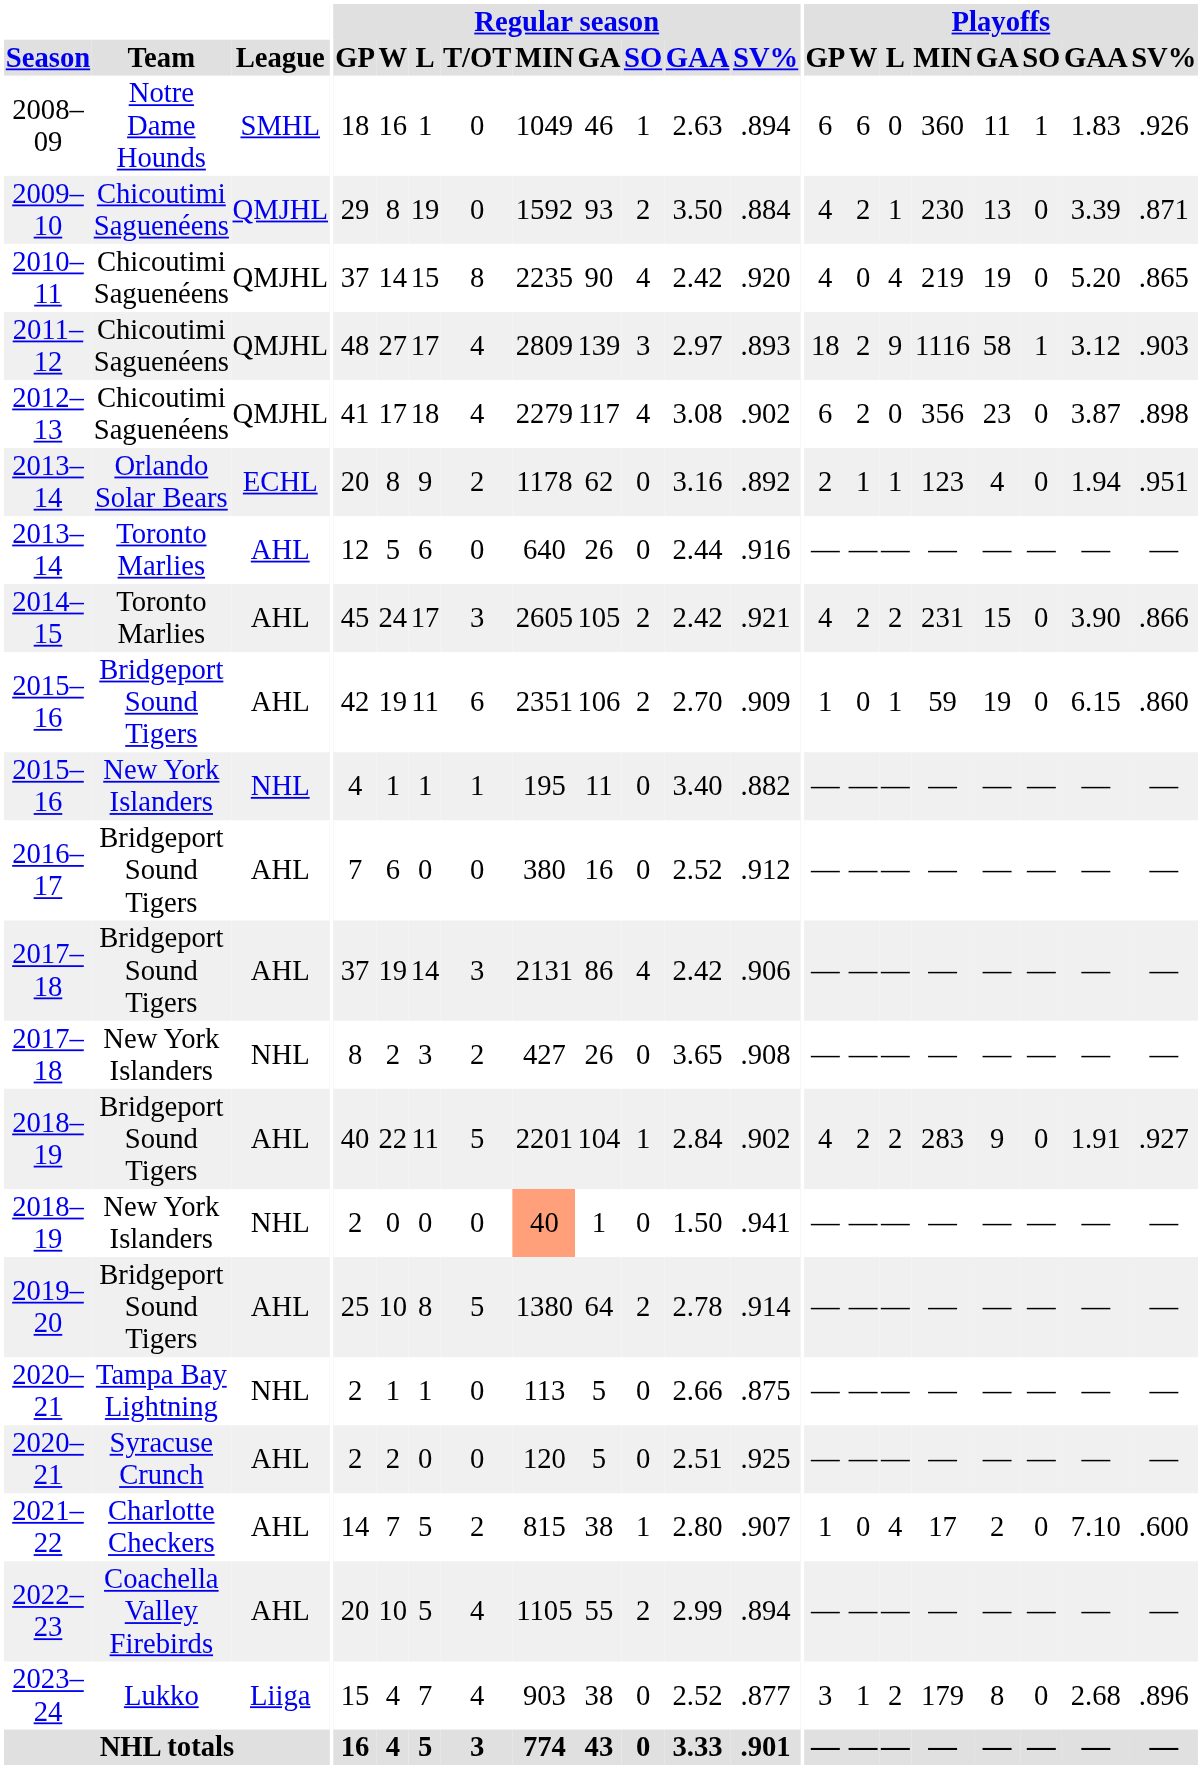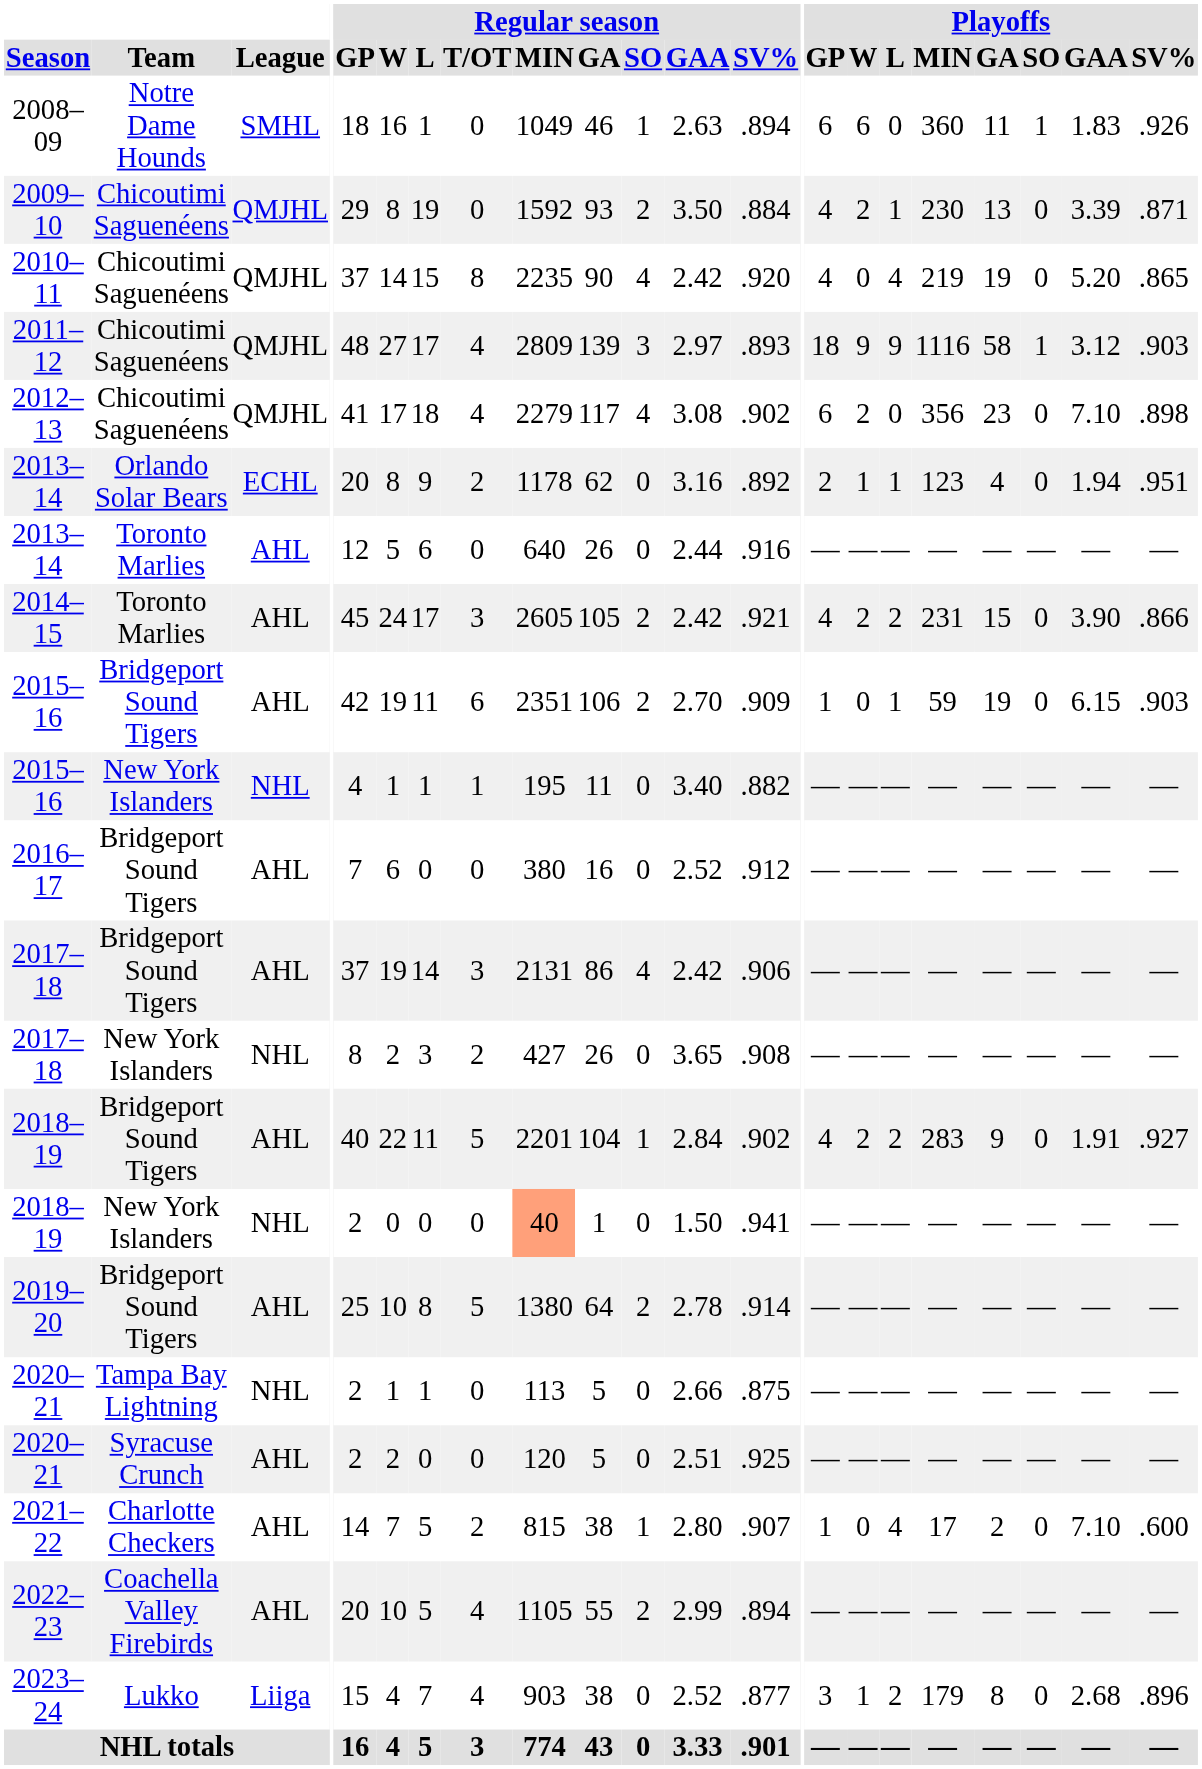(863, 345) 2 -> (863, 345) 9
(1096, 413) 3.87 -> (1096, 413) 7.10
(1164, 701) .860 -> (1164, 701) .903
